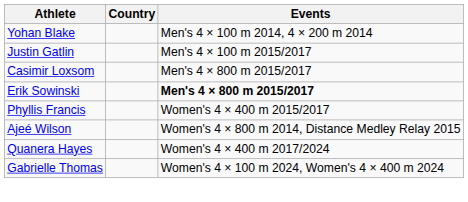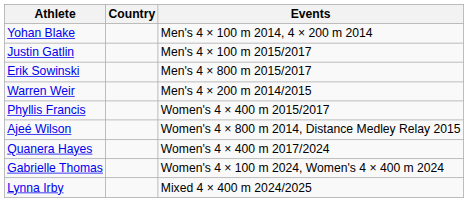- row: (51, 71)
(237, 91) bold -> (236, 71) normal
+ row: (41, 91)
+ row: (35, 187)
